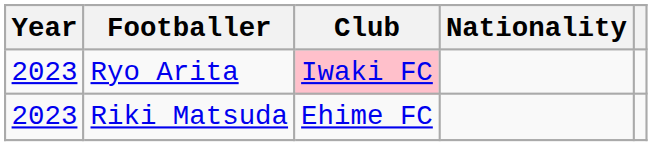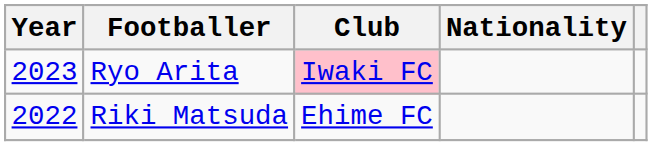(45, 117) 2023 -> (45, 117) 2022
